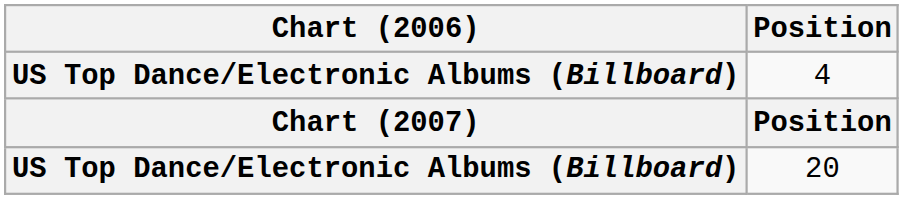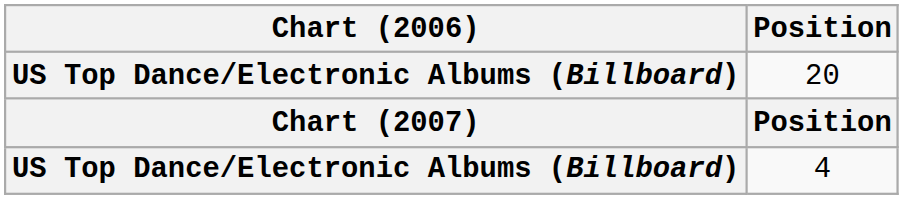rows swapped: (822, 76) <-> (822, 170)
